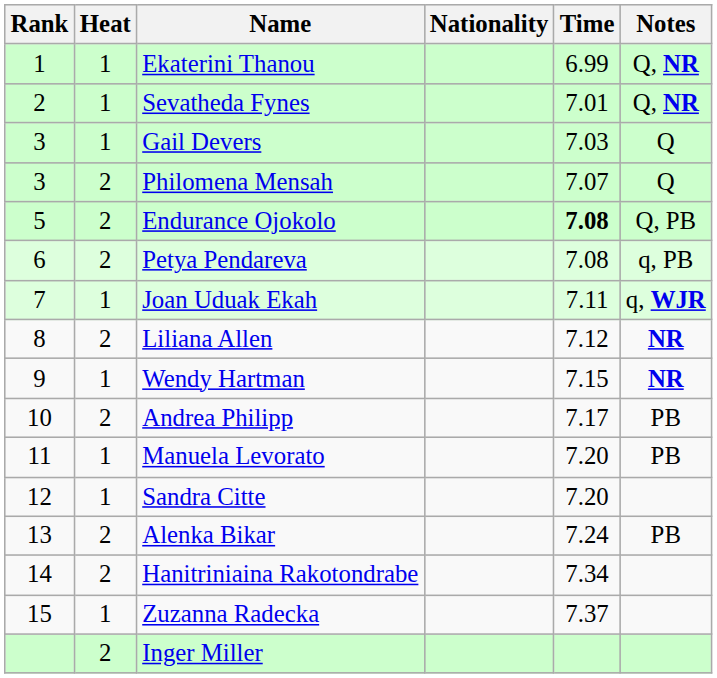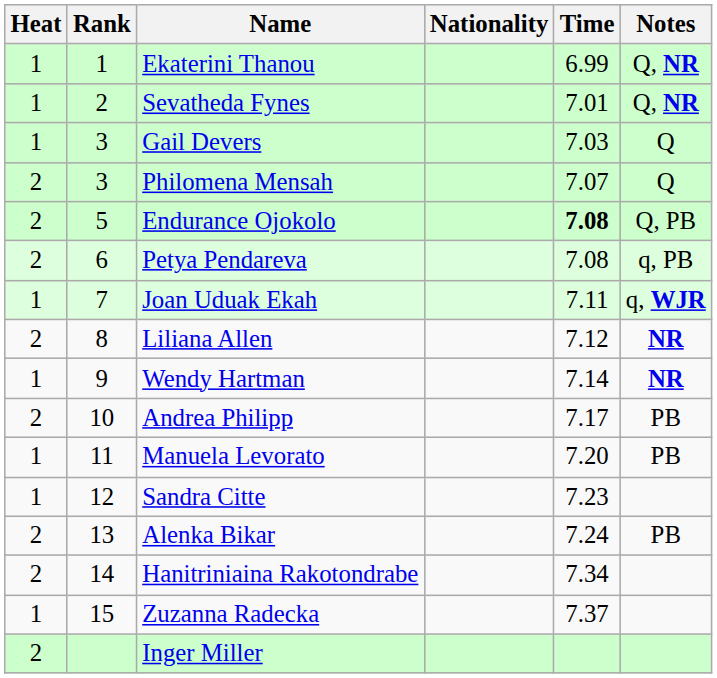columns swapped: (39, 24) <-> (105, 24)
(587, 378) 7.15 -> (587, 378) 7.14
(587, 496) 7.20 -> (587, 496) 7.23
